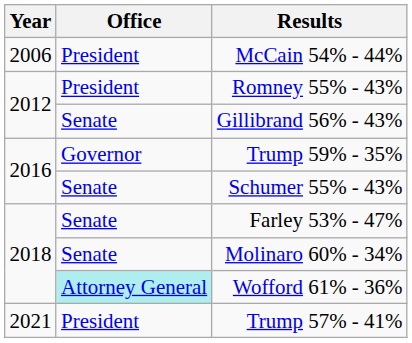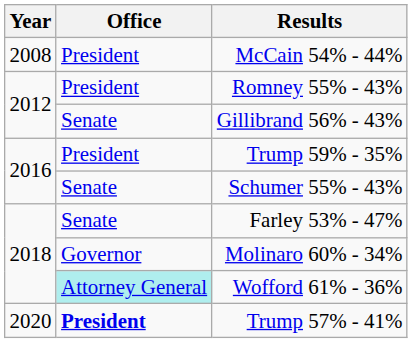(30, 54) 2006 -> (30, 54) 2008
(101, 154) Governor -> (100, 154) President
(89, 253) Senate -> (101, 253) Governor
(30, 320) 2021 -> (30, 320) 2020
(100, 320) normal -> (103, 320) bold
